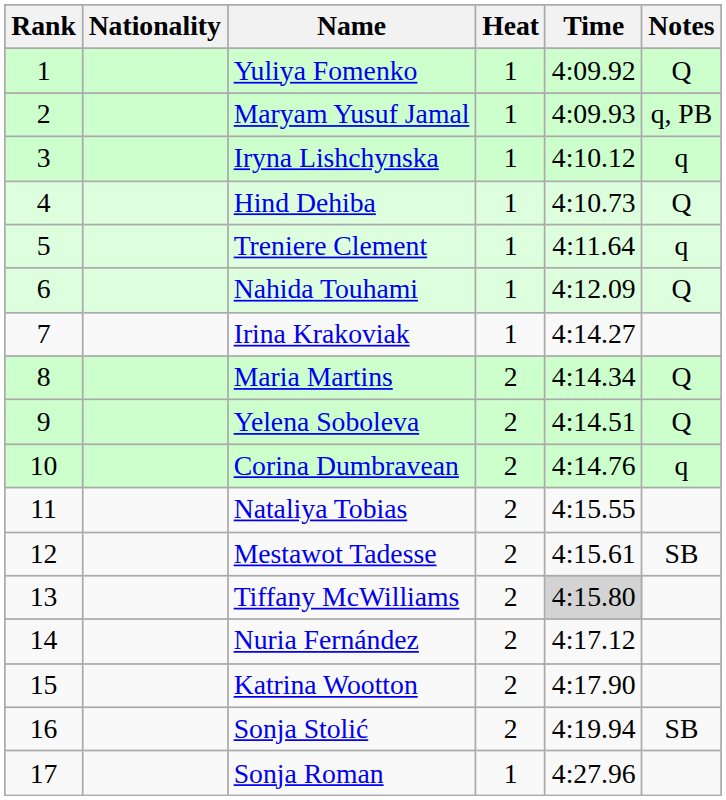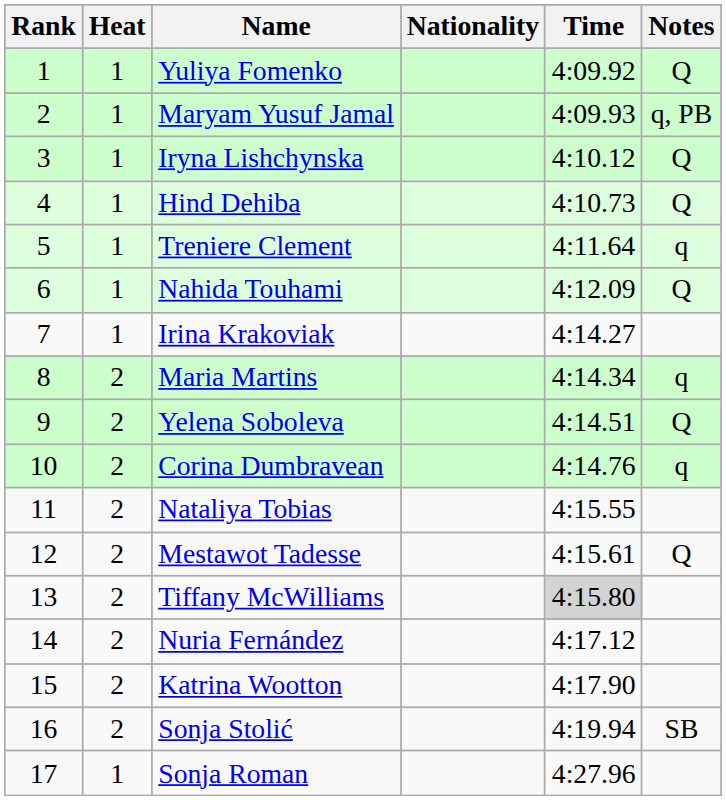columns swapped: (511, 26) <-> (155, 26)
(681, 158) q -> (681, 158) Q
(681, 377) Q -> (681, 377) q
(681, 553) SB -> (681, 553) Q
